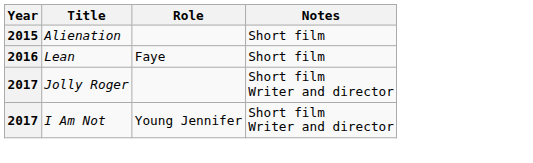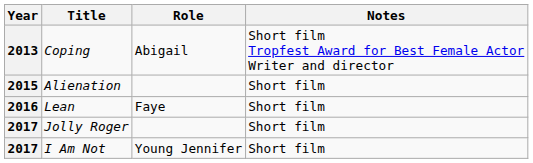+ row: (67, 50)
(321, 85) Short film Writer and director -> (287, 127) Short film
(321, 120) Short film Writer and director -> (287, 148) Short film
